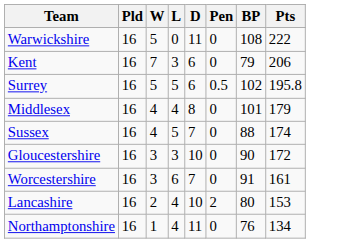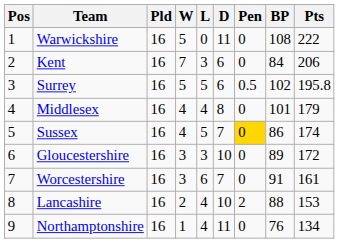+ column: (19, 16)
(247, 62) 79 -> (276, 62) 84
(213, 132) no background -> (242, 132) gold background
(247, 132) 88 -> (276, 132) 86
(247, 156) 90 -> (276, 156) 89
(247, 202) 80 -> (276, 202) 88
